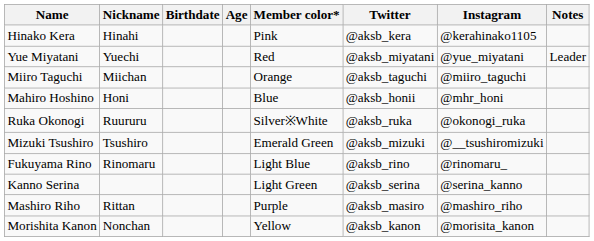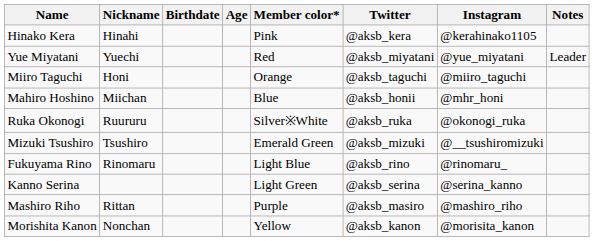(125, 77) Miichan -> (116, 77) Honi
(116, 98) Honi -> (125, 98) Miichan
